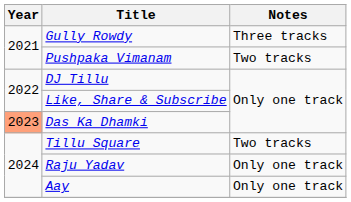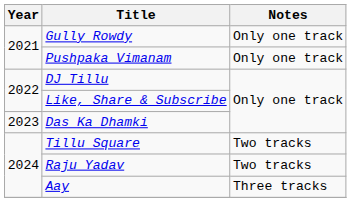(280, 37) Three tracks -> (288, 37) Only one track
(272, 58) Two tracks -> (288, 58) Only one track
(23, 122) lightsalmon background -> (23, 122) no background
(288, 165) Only one track -> (272, 165) Two tracks
(288, 186) Only one track -> (280, 186) Three tracks
